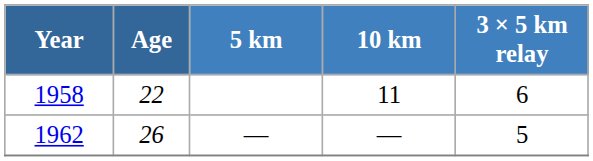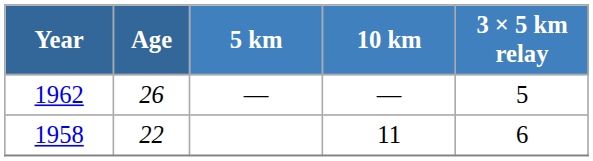rows swapped: (59, 94) <-> (59, 135)
